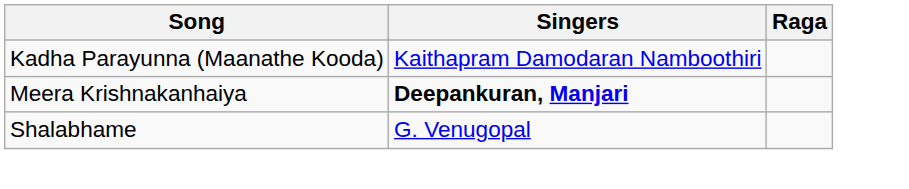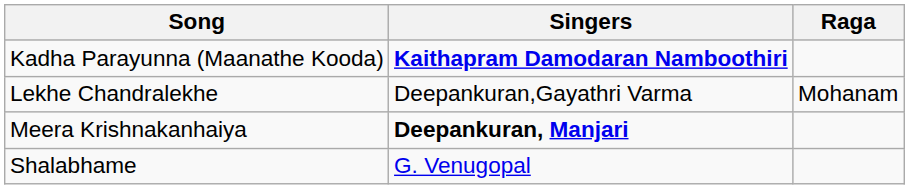(578, 58) normal -> (591, 58) bold
+ row: (114, 93)
